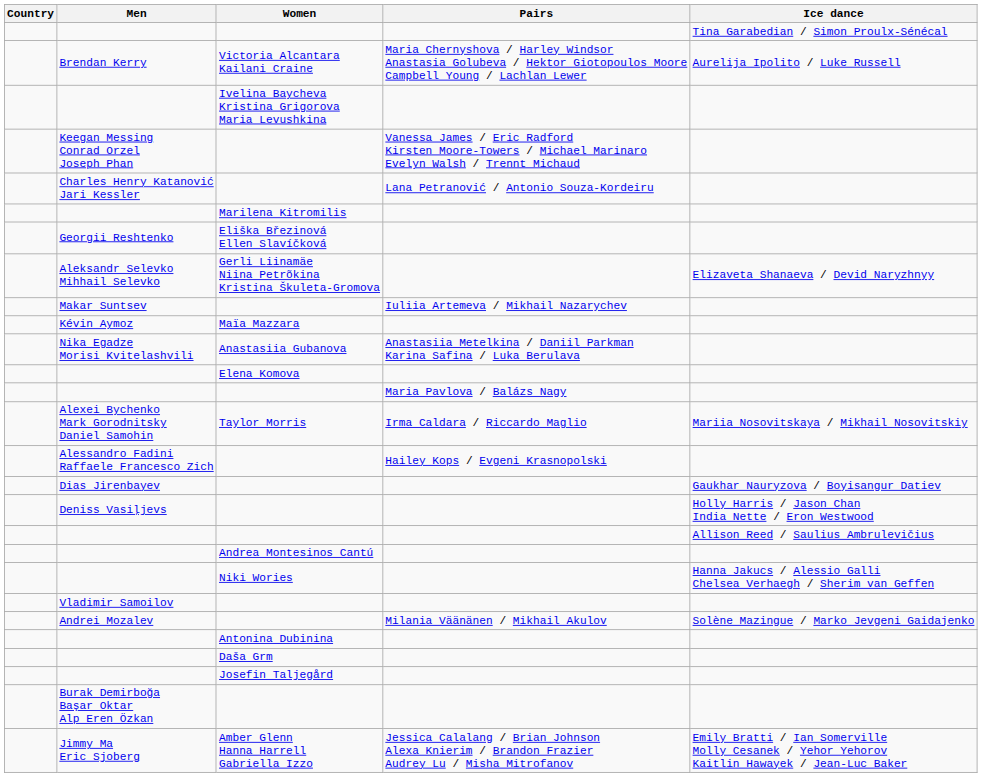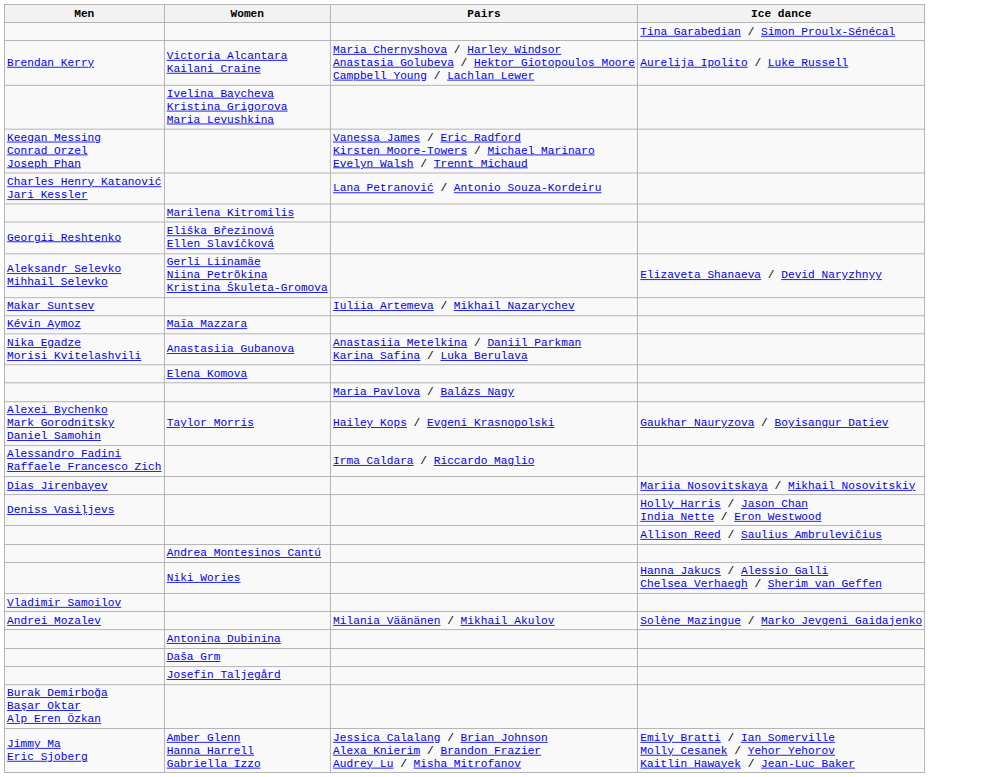- column: (31, 14)
(486, 423) Irma Caldara / Riccardo Maglio -> (444, 423) Hailey Kops / Evgeni Krasnopolski
(830, 423) Mariia Nosovitskaya / Mikhail Nosovitskiy -> (764, 423) Gaukhar Nauryzova / Boyisangur Datiev
(496, 461) Hailey Kops / Evgeni Krasnopolski -> (434, 461) Irma Caldara / Riccardo Maglio
(817, 486) Gaukhar Nauryzova / Boyisangur Datiev -> (778, 486) Mariia Nosovitskaya / Mikhail Nosovitskiy
